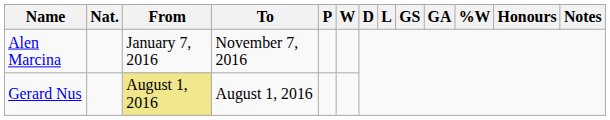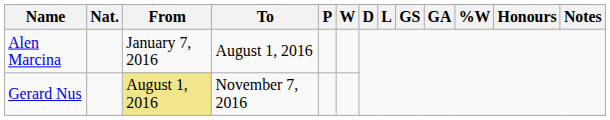(257, 51) November 7, 2016 -> (264, 51) August 1, 2016
(264, 94) August 1, 2016 -> (257, 94) November 7, 2016
